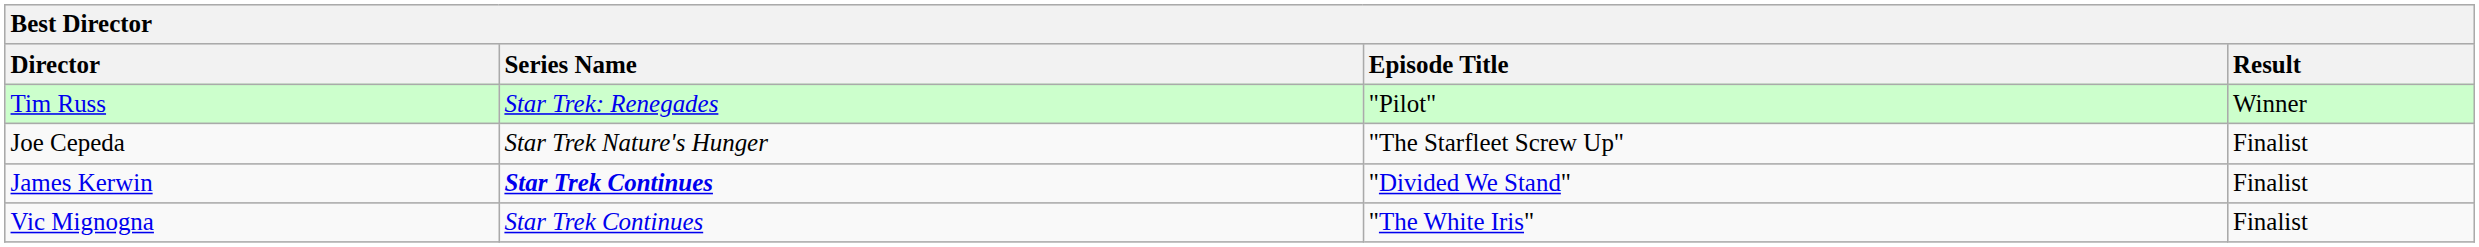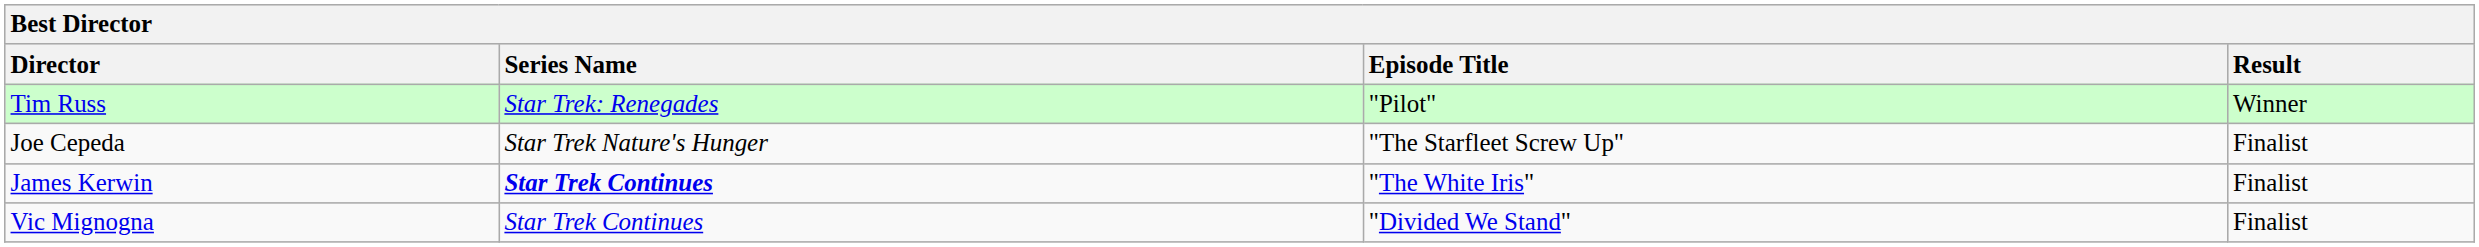(1470, 182) "Divided We Stand" -> (1451, 182) "The White Iris"
(1451, 222) "The White Iris" -> (1470, 222) "Divided We Stand"
